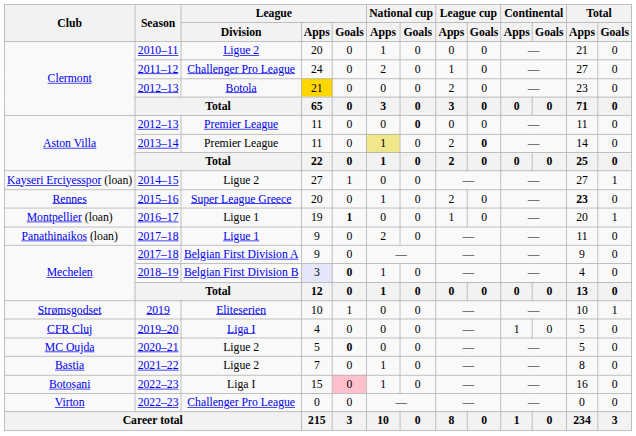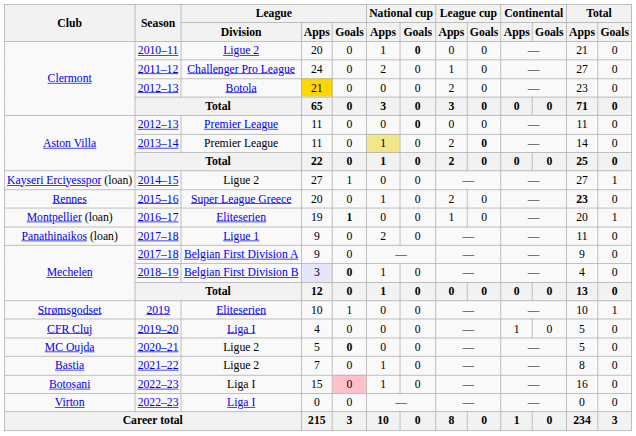(418, 50) normal -> (418, 50) bold
(241, 217) Ligue 1 -> (241, 217) Eliteserien
(241, 402) Challenger Pro League -> (241, 402) Liga I
